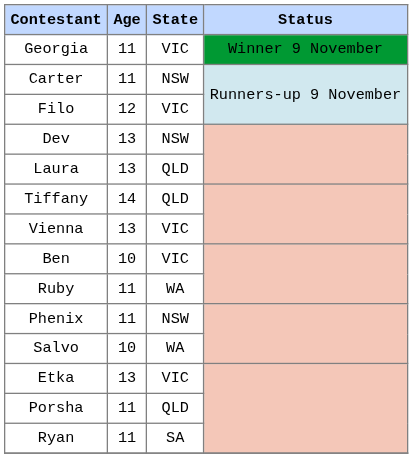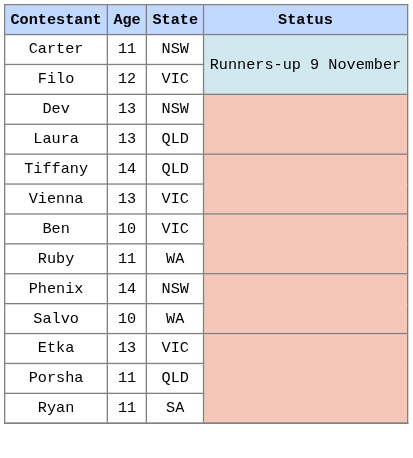- row: (56, 49)
(127, 319) 11 -> (127, 289) 14
